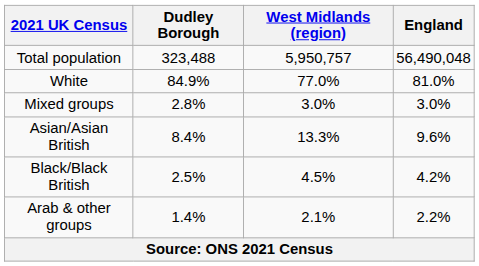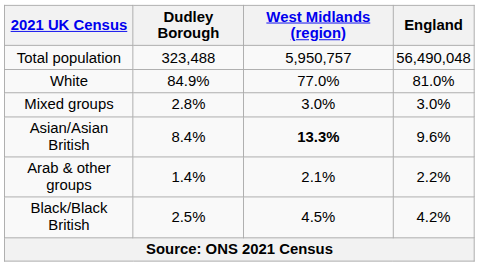(318, 136) normal -> (318, 136) bold
rows swapped: (69, 177) <-> (69, 217)
